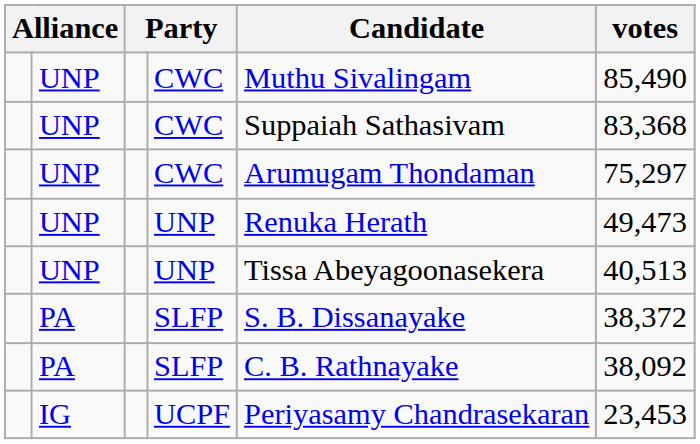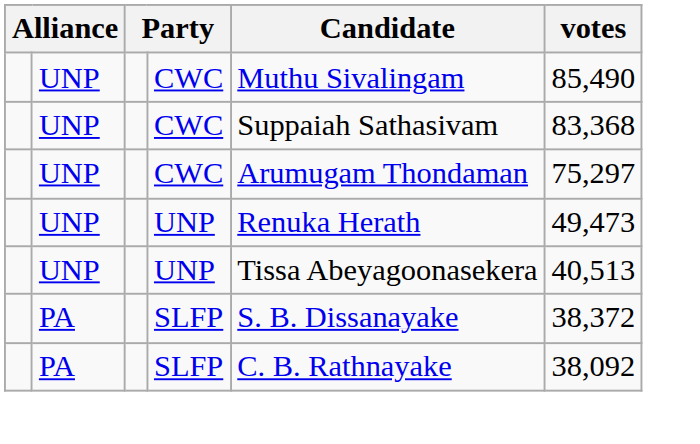- row: (55, 414)
